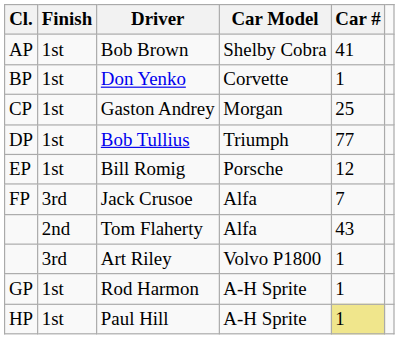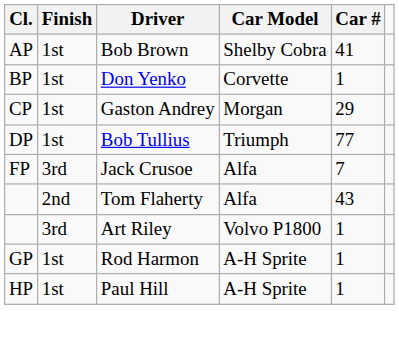(345, 109) 25 -> (345, 109) 29
- row: (143, 169)
(340, 318) khaki background -> (340, 288) no background
